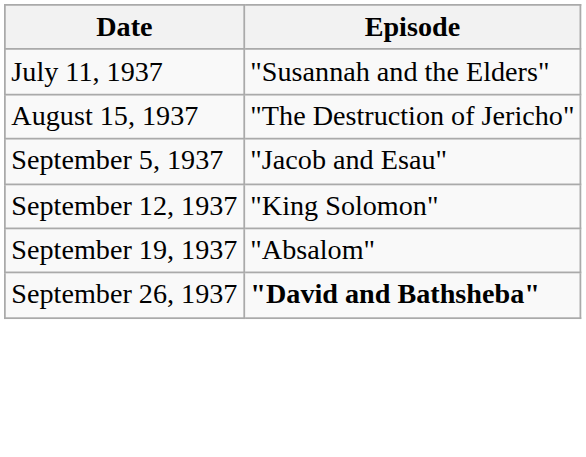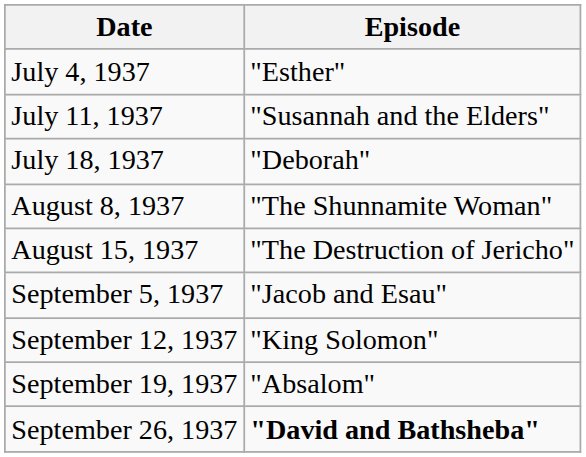+ row: (81, 71)
+ row: (88, 160)
+ row: (98, 205)
